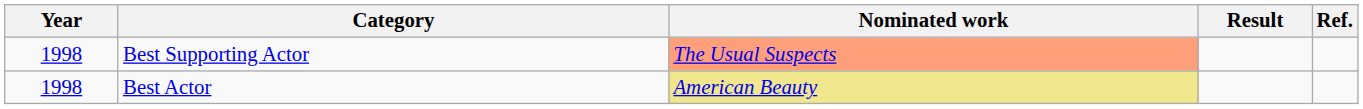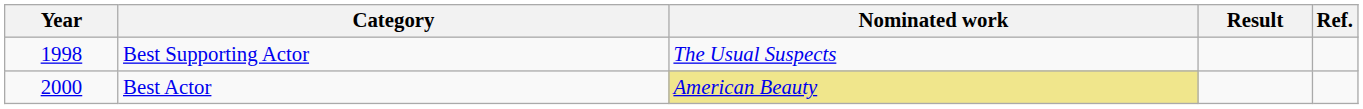(755, 53) lightsalmon background -> (755, 53) no background
(61, 86) 1998 -> (61, 86) 2000
